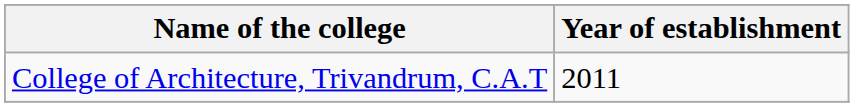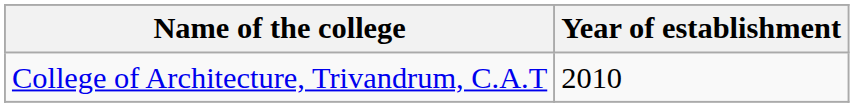(591, 76) 2011 -> (592, 76) 2010
